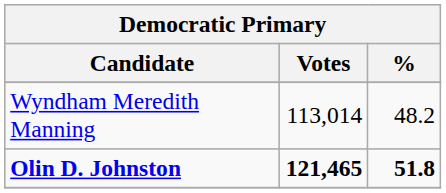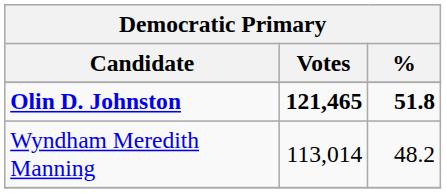rows swapped: (96, 168) <-> (105, 115)
